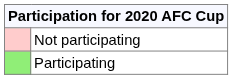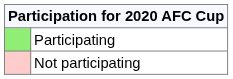rows swapped: (75, 63) <-> (87, 39)
